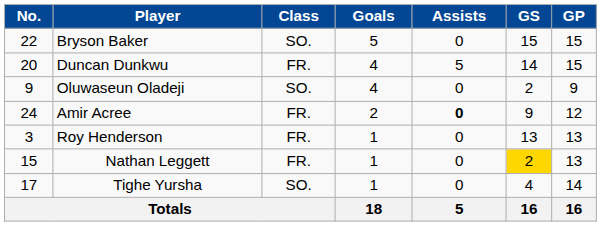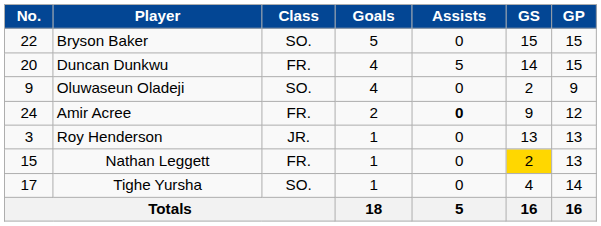(299, 137) FR. -> (299, 137) JR.
